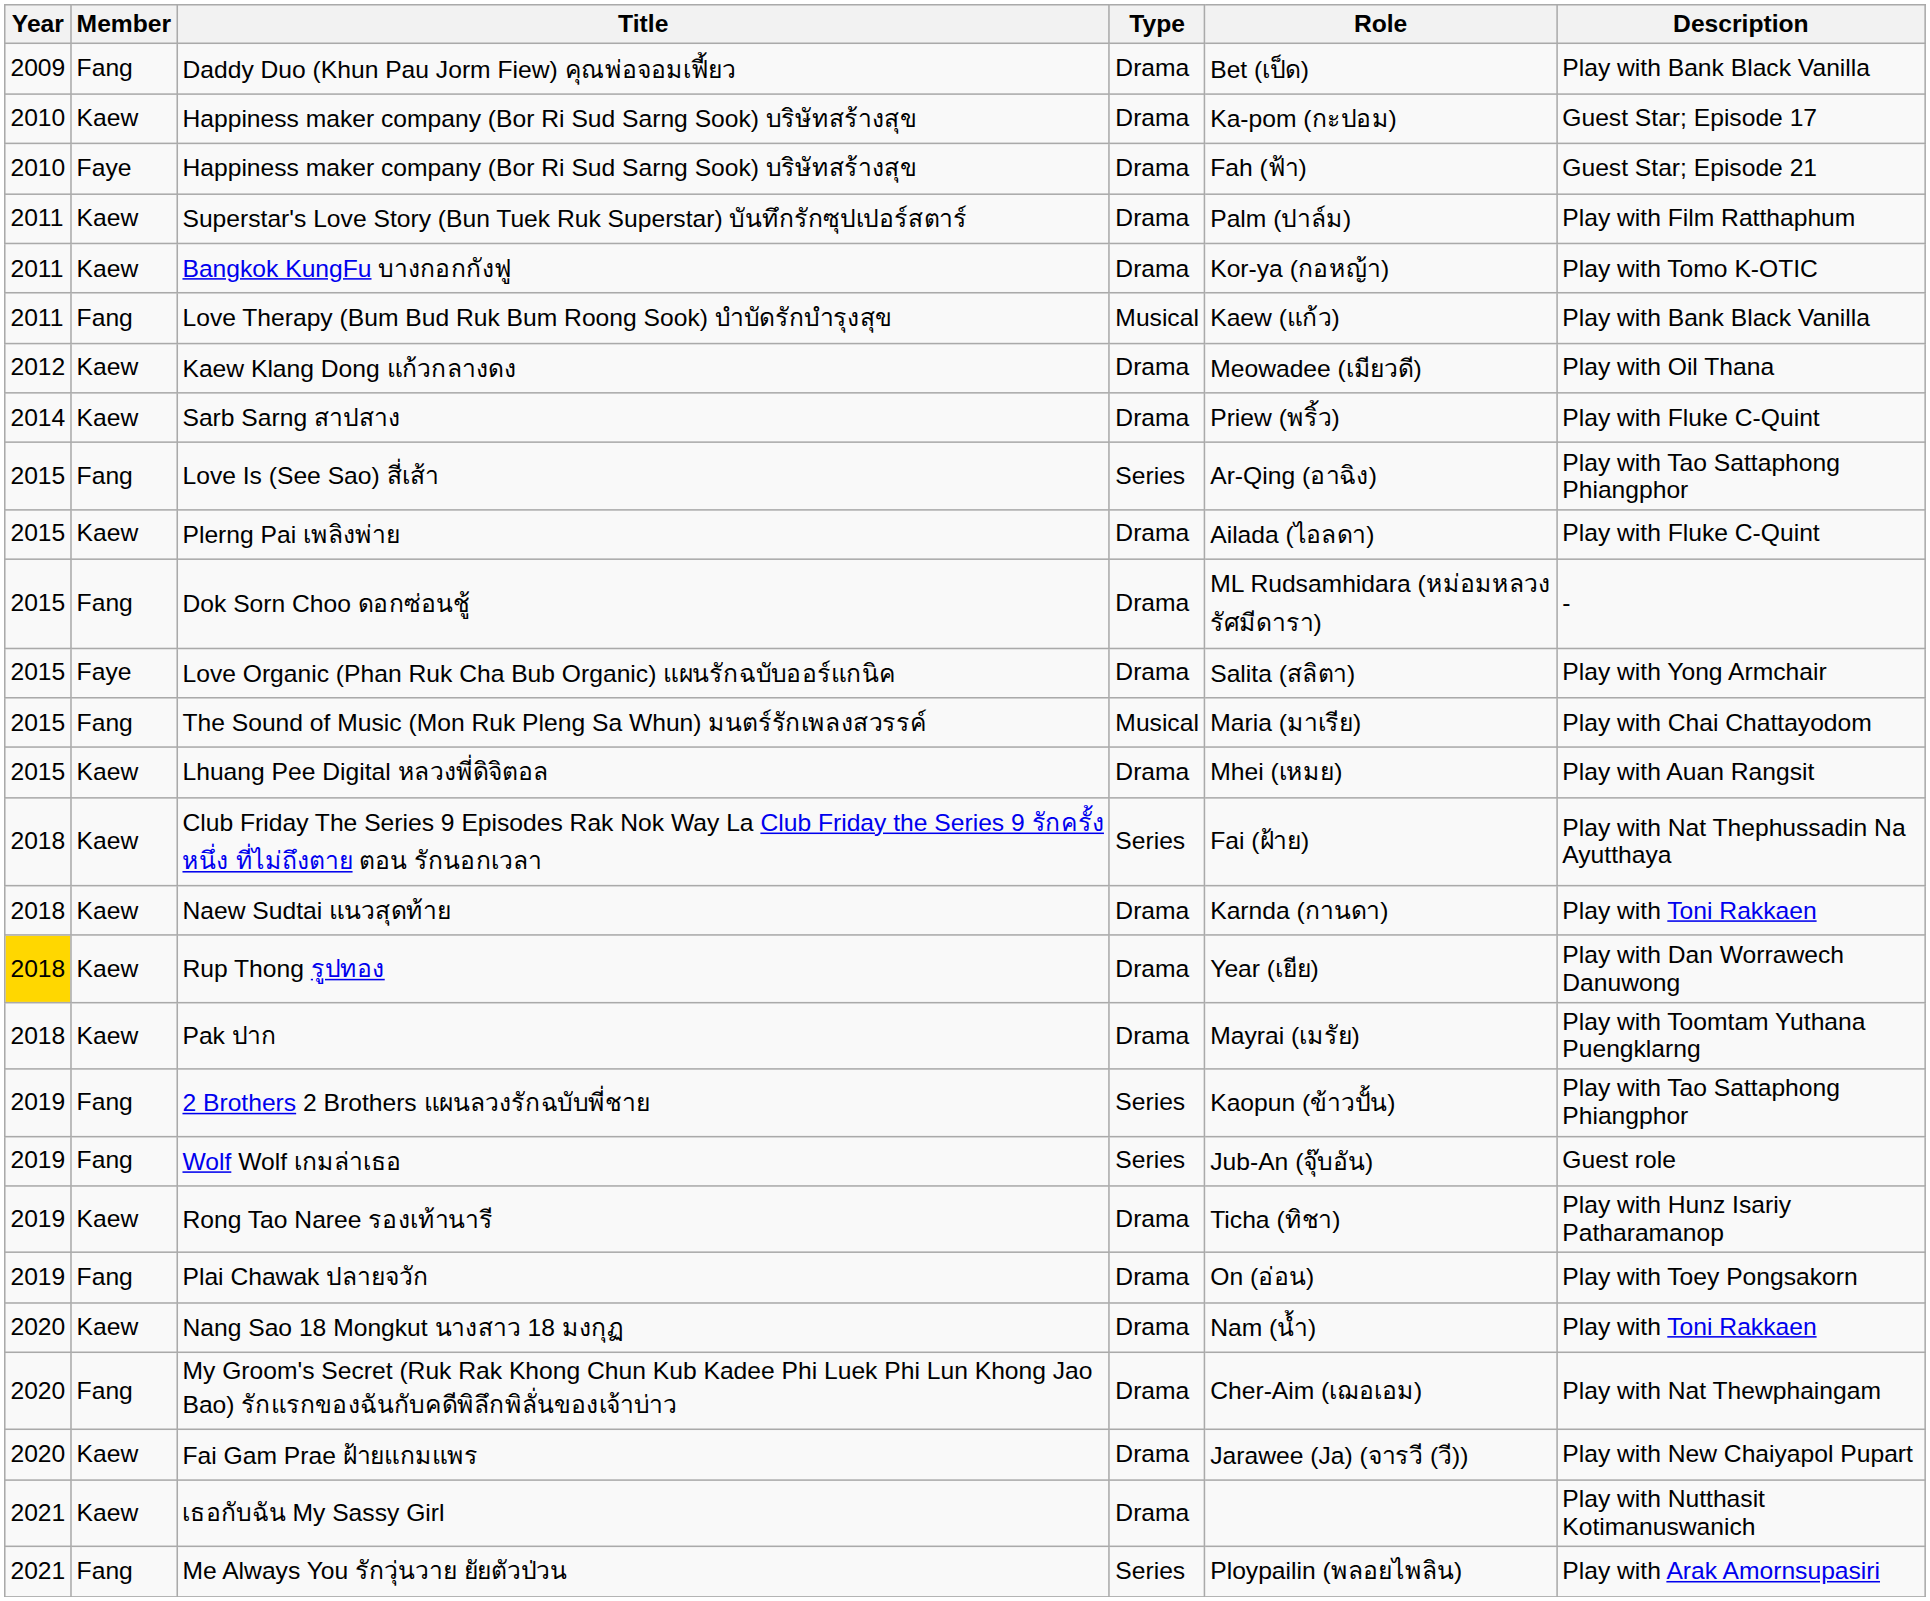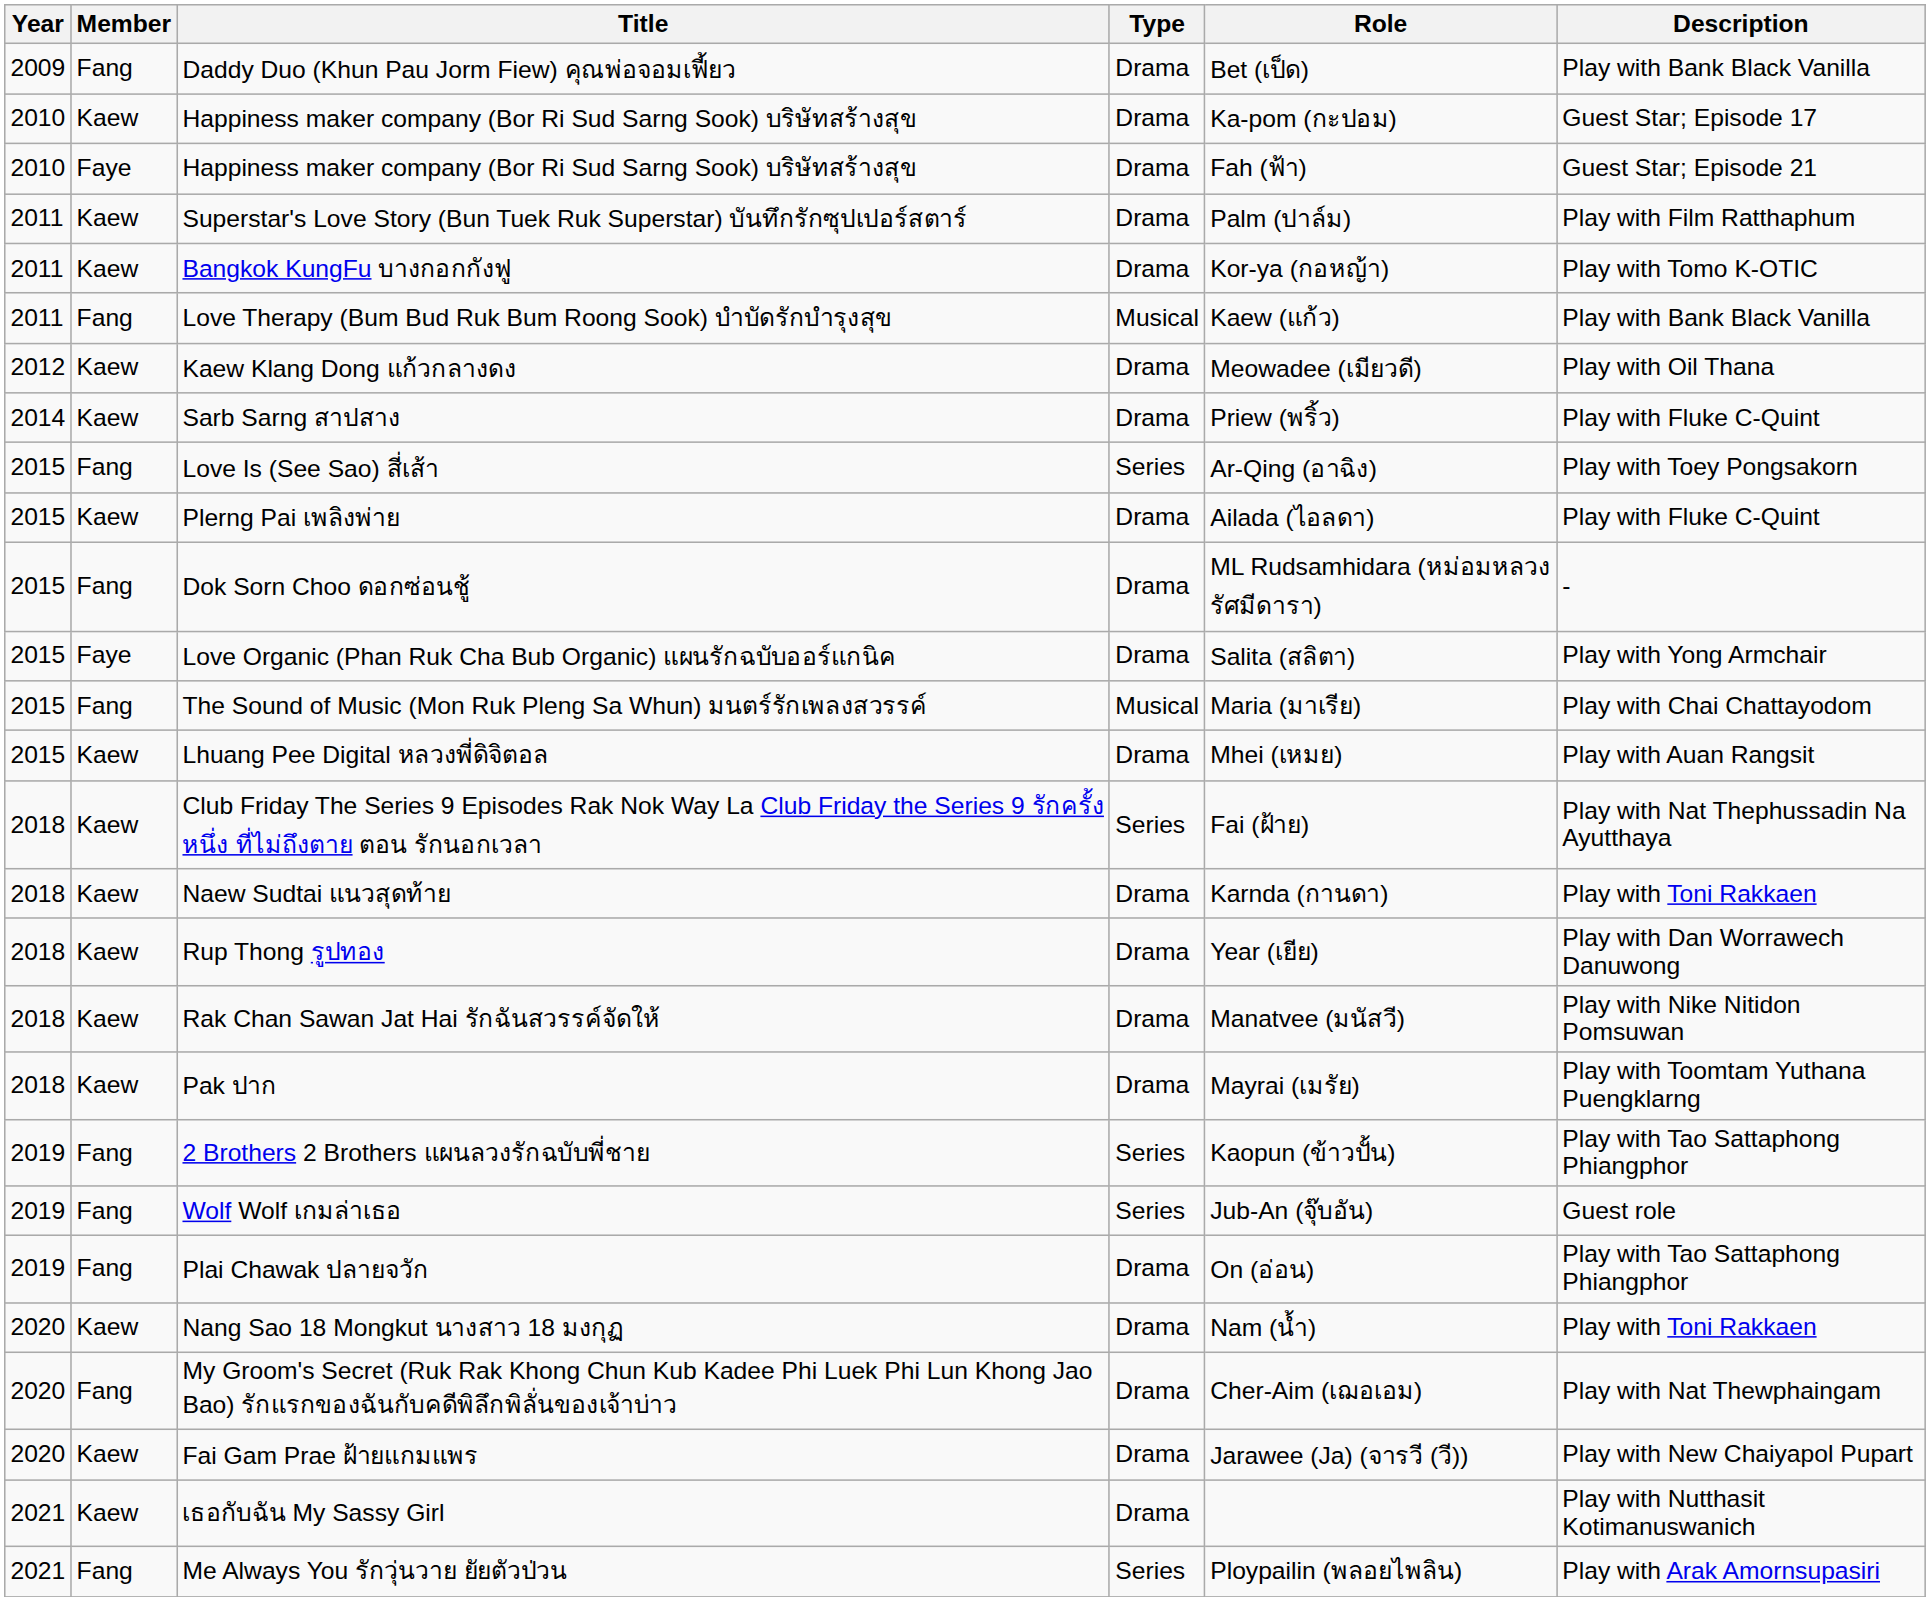(1701, 475) Play with Tao Sattaphong Phiangphor -> (1710, 467) Play with Toey Pongsakorn
(38, 968) gold background -> (38, 951) no background
+ row: (107, 1018)
- row: (107, 1218)
(1710, 1277) Play with Toey Pongsakorn -> (1701, 1268) Play with Tao Sattaphong Phiangphor
